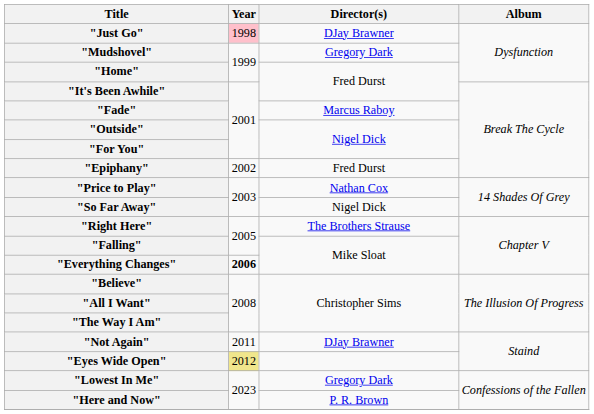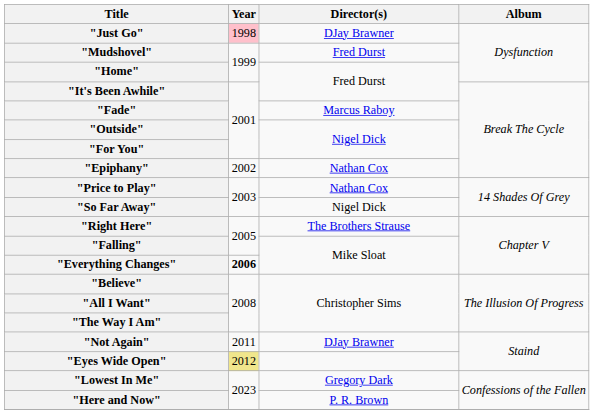(359, 52) Gregory Dark -> (359, 52) Fred Durst
(359, 168) Fred Durst -> (359, 168) Nathan Cox
